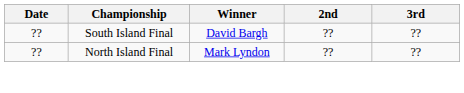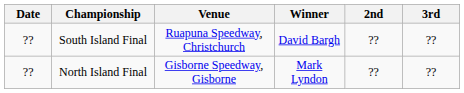+ column: (214, 14)
